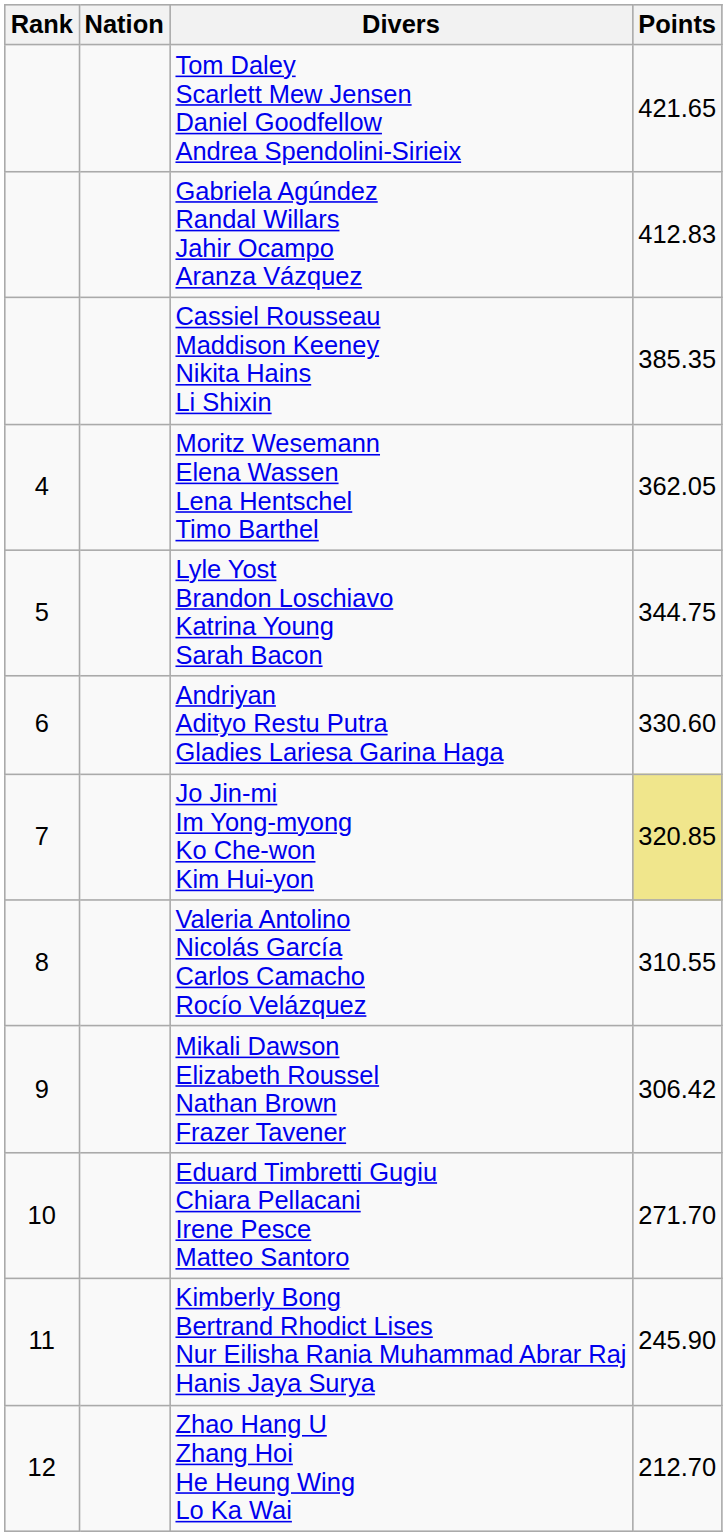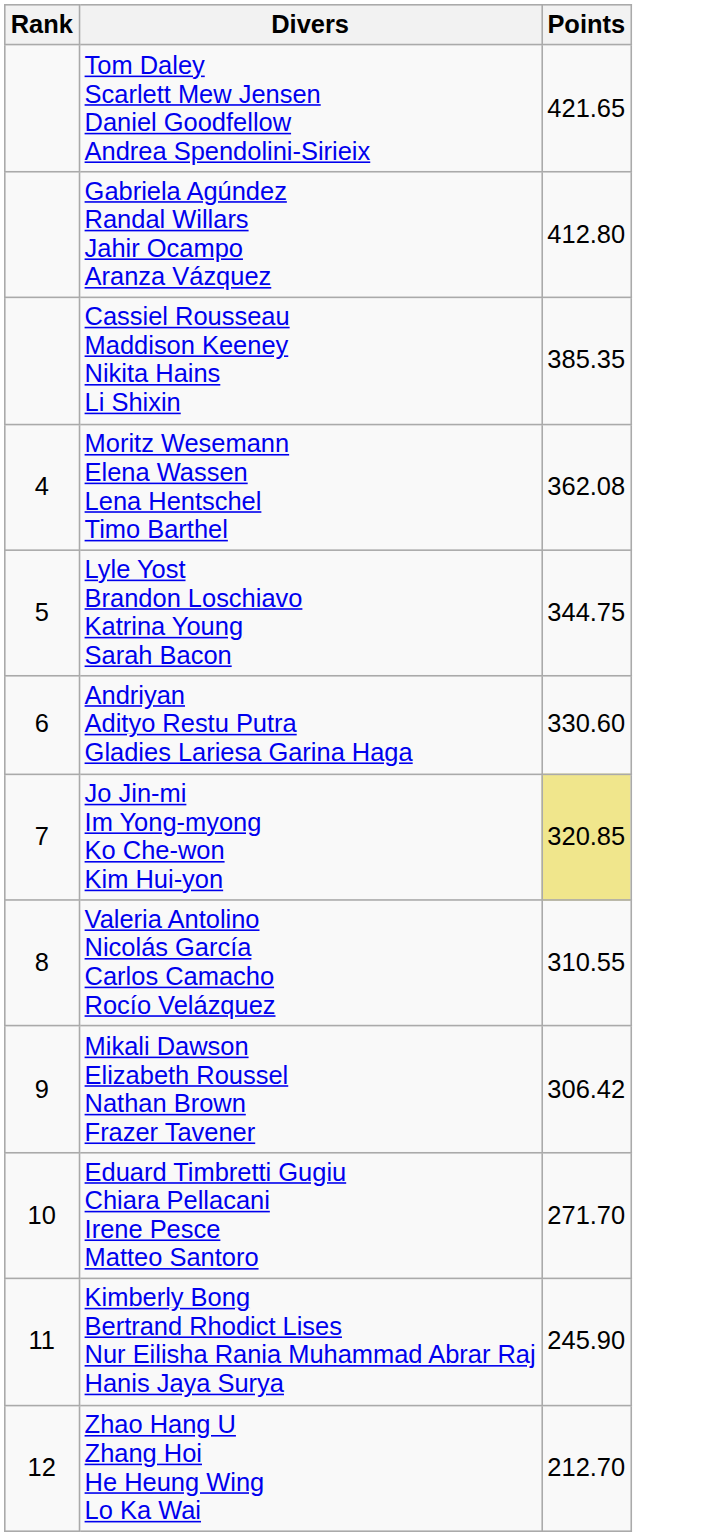- column: (124, 24)
(677, 234) 412.83 -> (586, 234) 412.80
(677, 486) 362.05 -> (586, 486) 362.08
